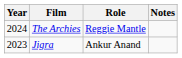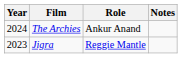(116, 28) Reggie Mantle -> (113, 28) Ankur Anand
(113, 45) Ankur Anand -> (116, 45) Reggie Mantle
